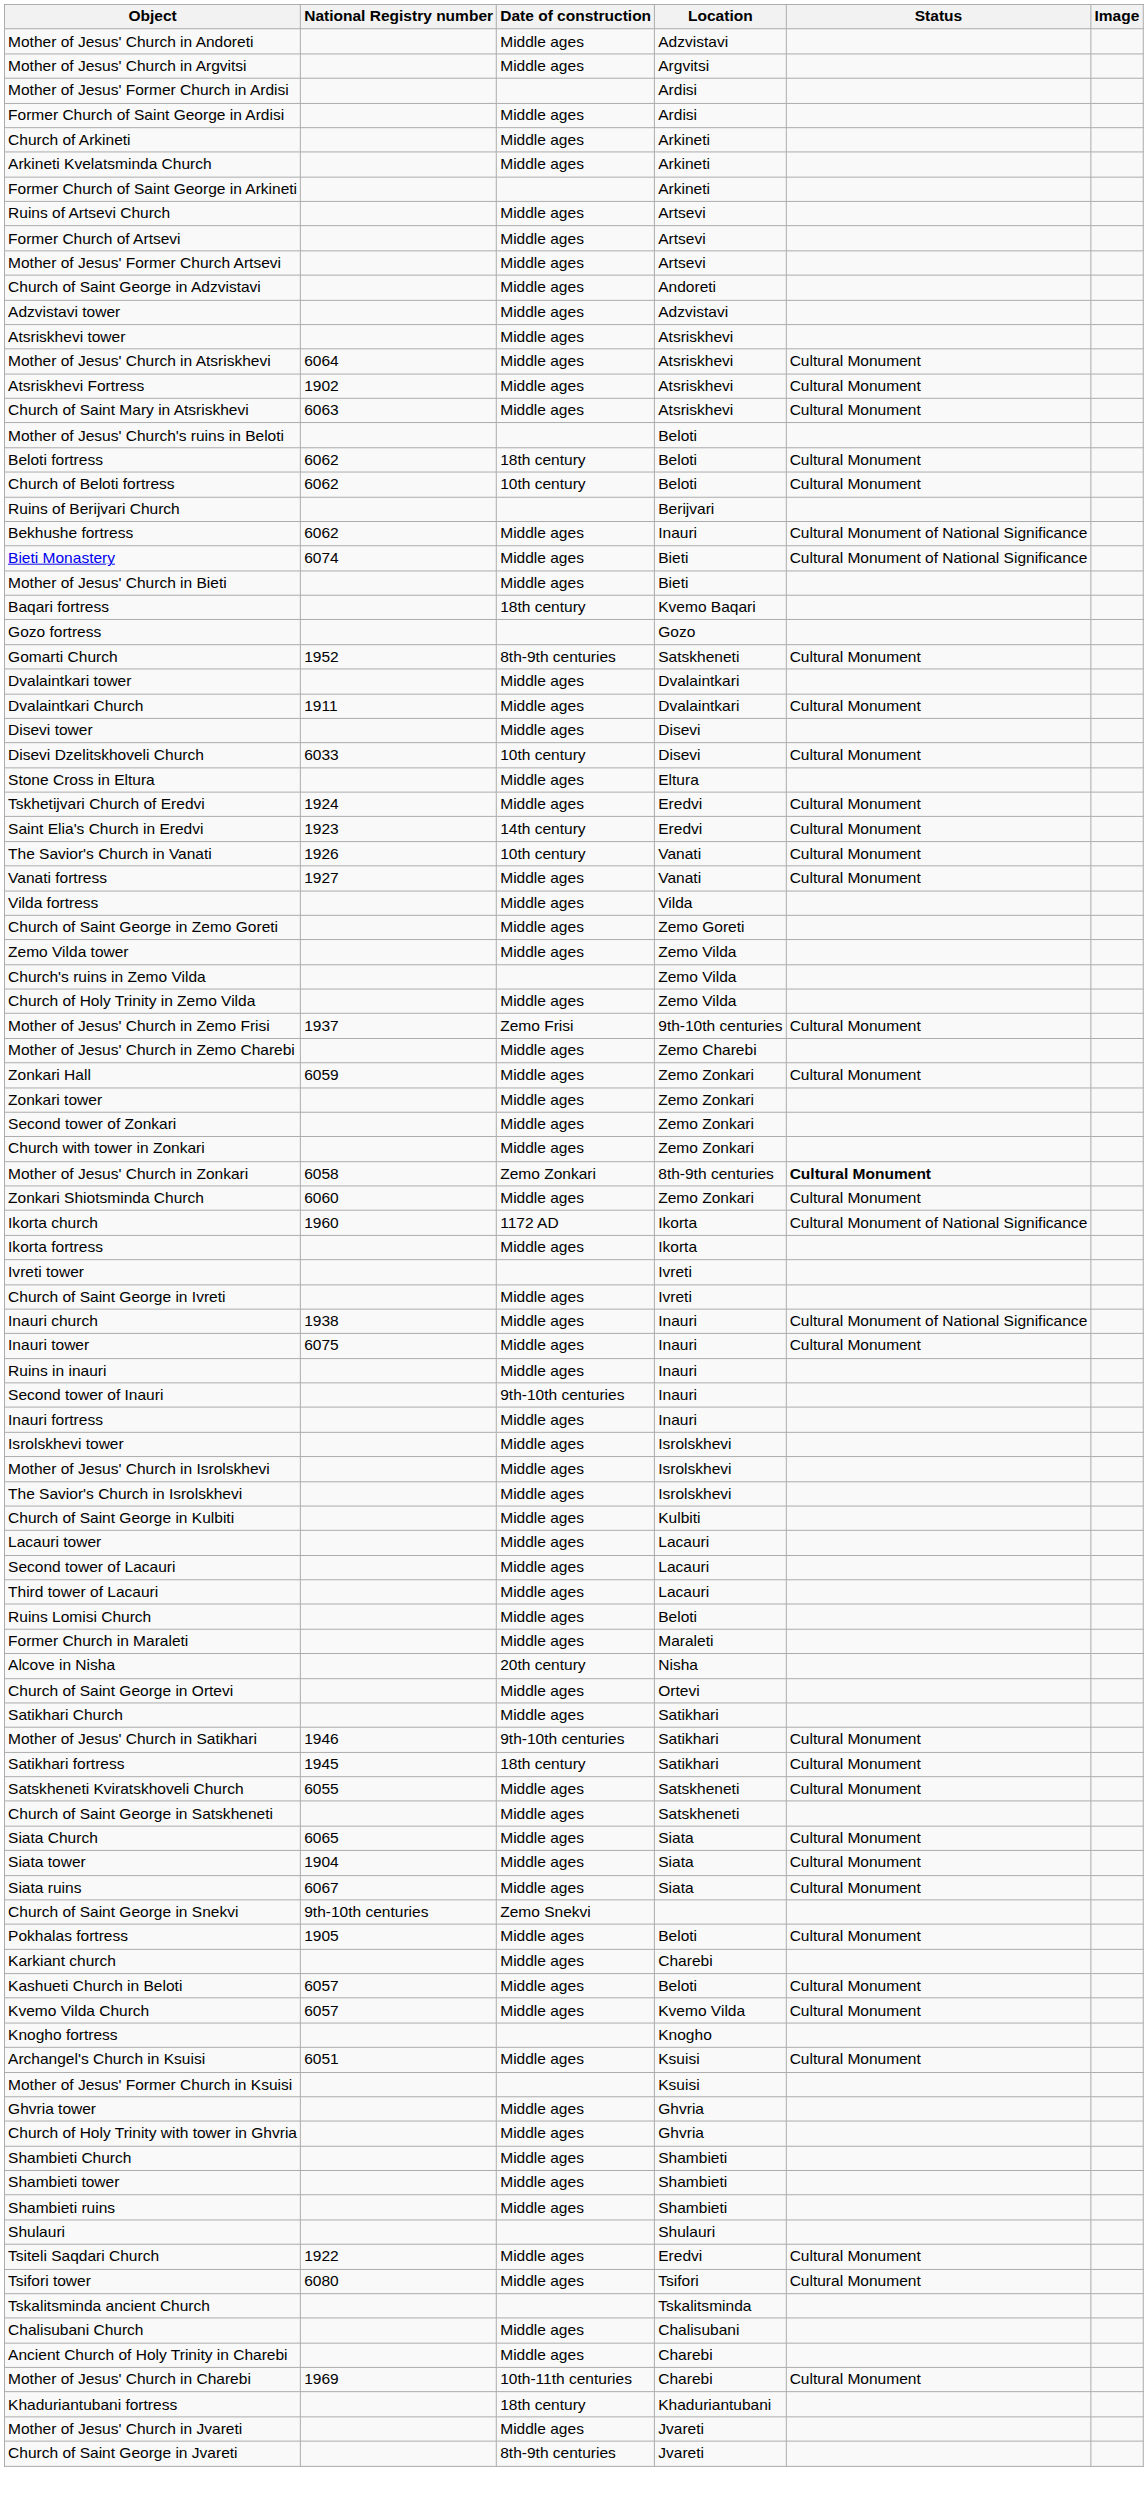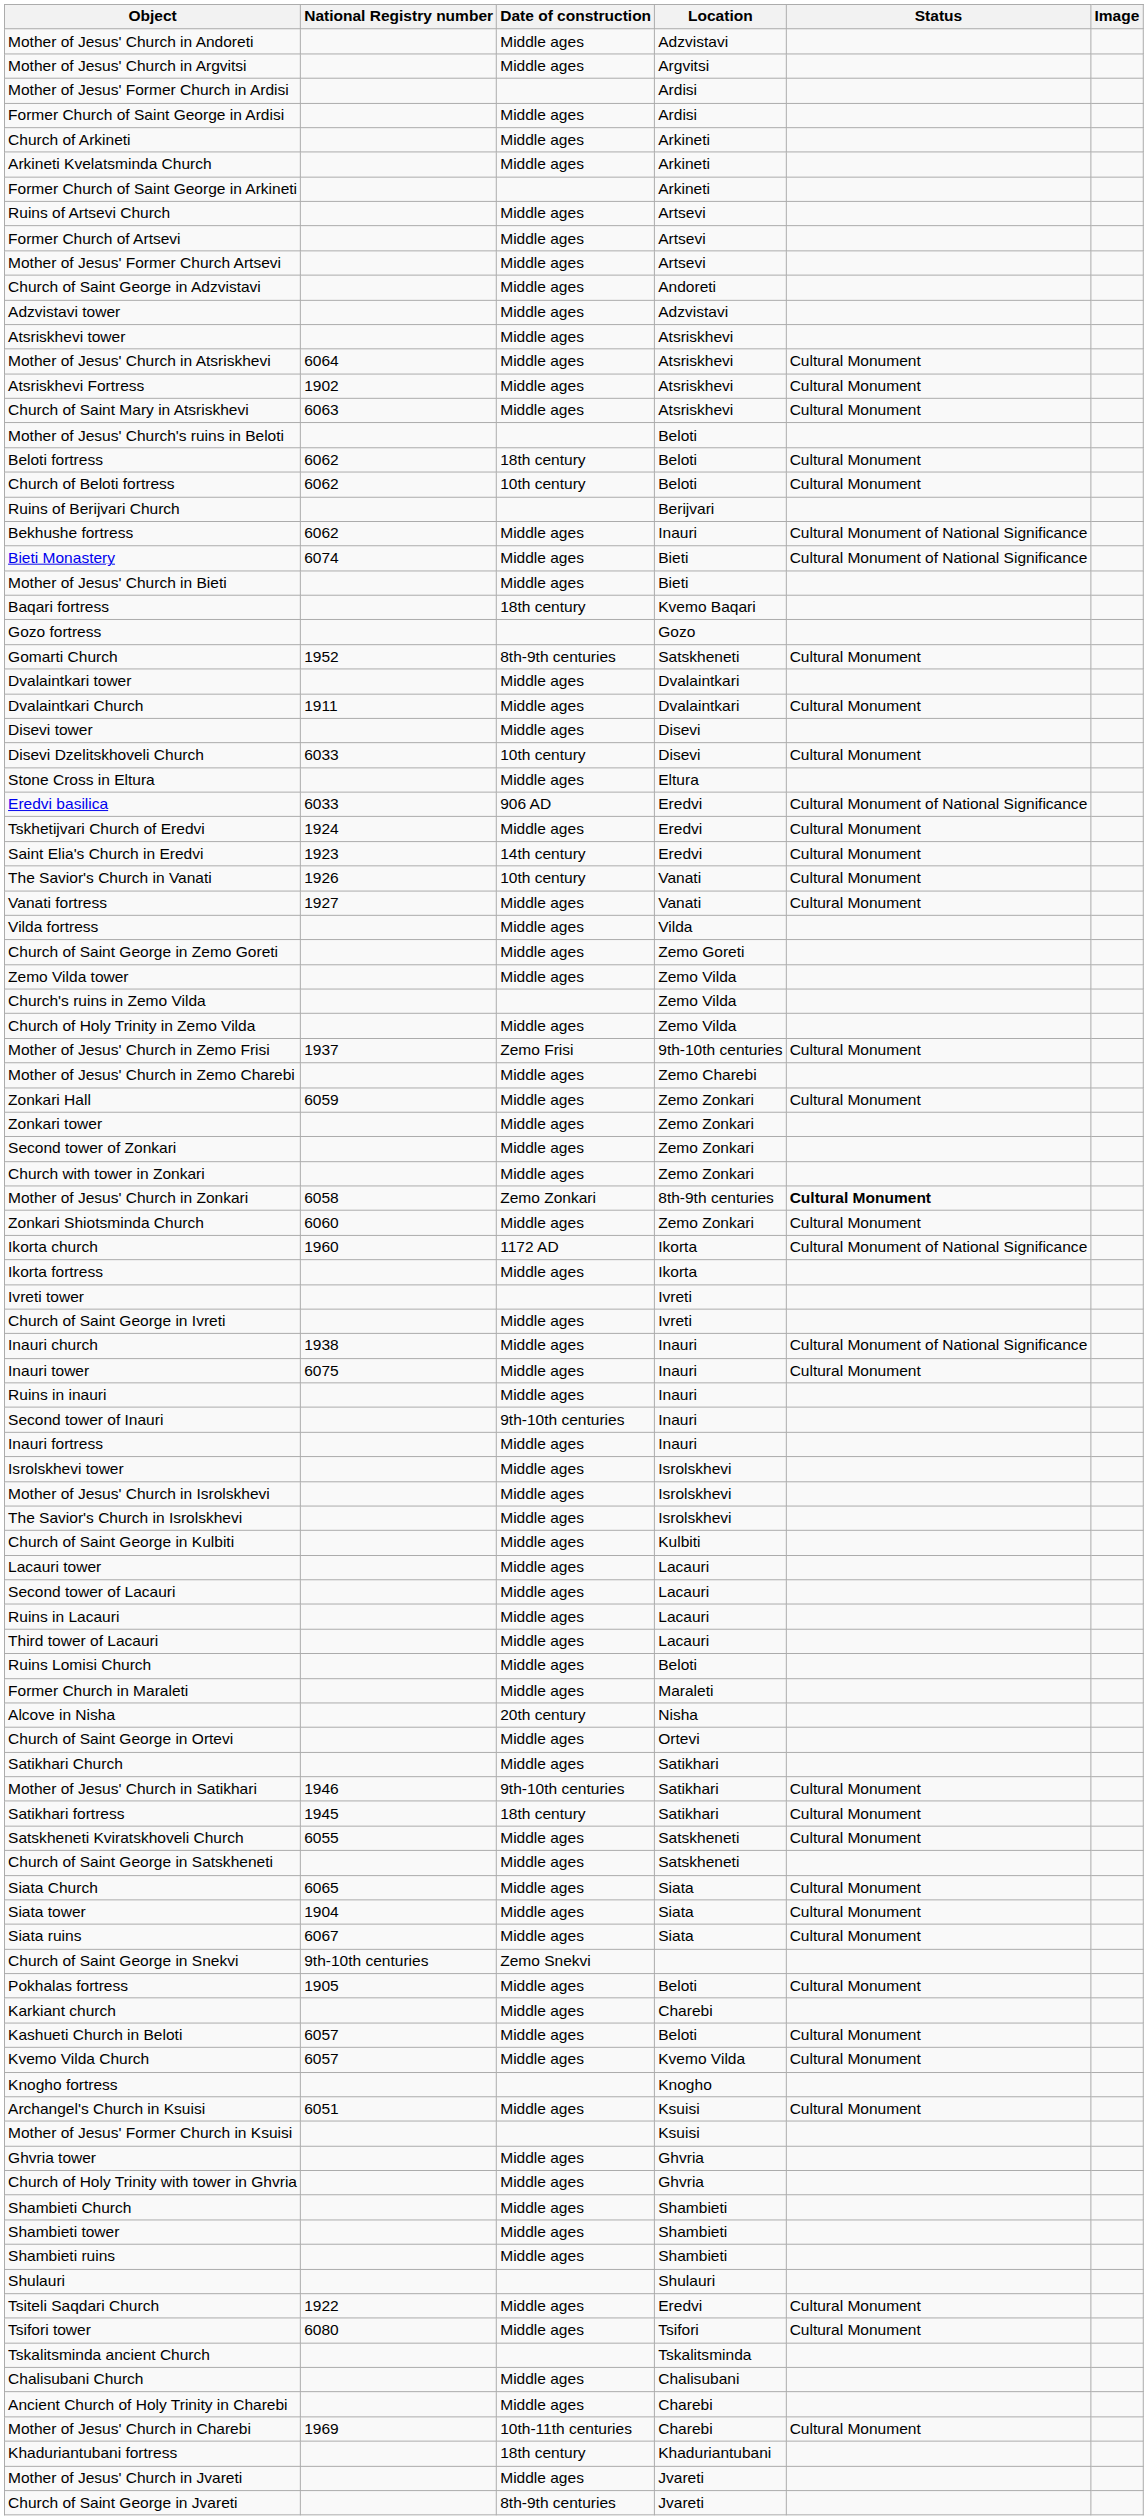+ row: (58, 804)
+ row: (64, 1616)
